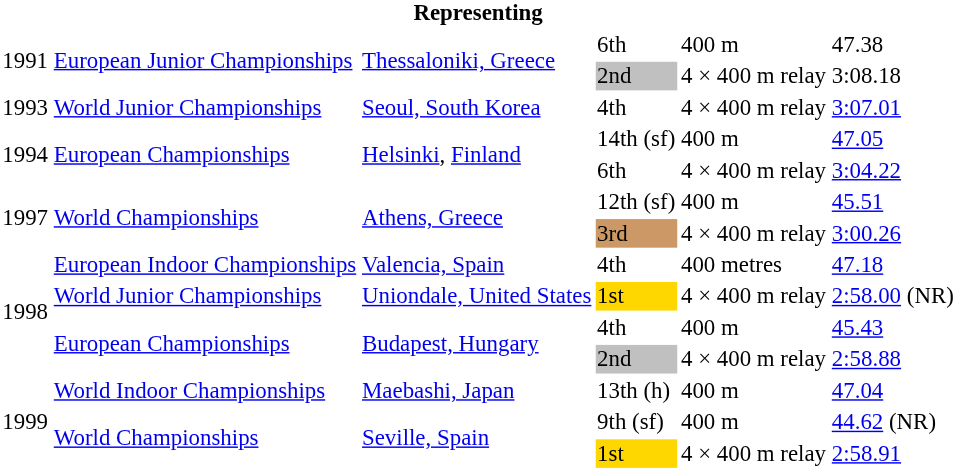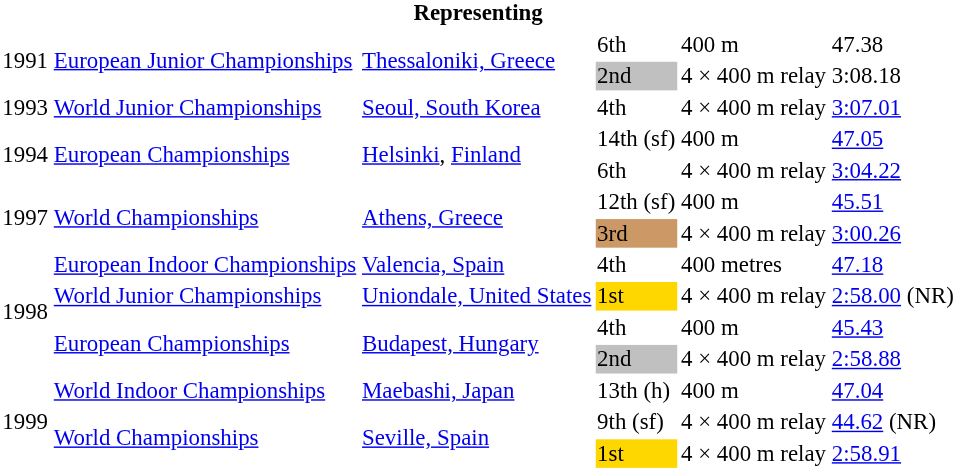(710, 421) 400 m -> (754, 421) 4 × 400 m relay
